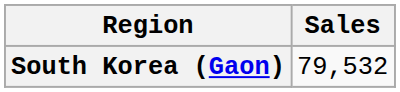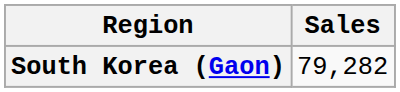(343, 67) 79,532 -> (343, 67) 79,282
